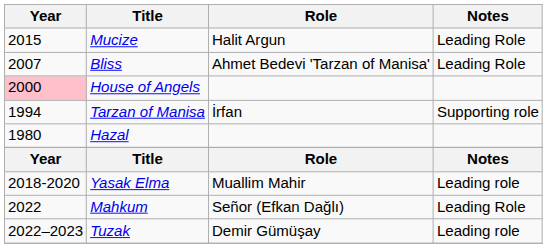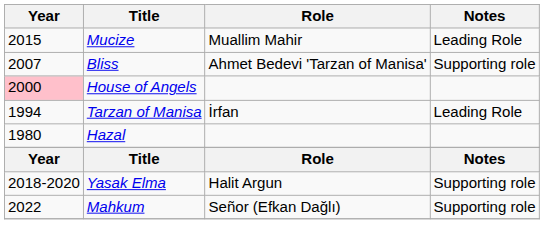(249, 40) Halit Argun -> (255, 40) Muallim Mahir
(481, 64) Leading Role -> (485, 64) Supporting role
(488, 111) Supporting role -> (478, 111) Leading Role
(259, 183) Muallim Mahir -> (245, 183) Halit Argun
(478, 183) Leading role -> (485, 183) Supporting role
(481, 207) Leading Role -> (485, 207) Supporting role
- row: (110, 231)
